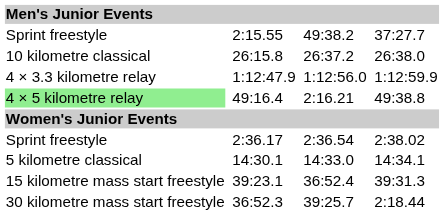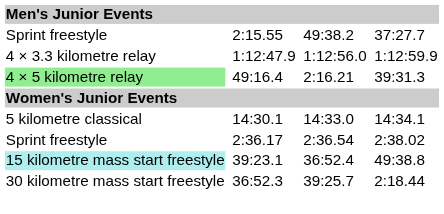- row: (258, 56)
(400, 98) 49:38.8 -> (400, 77) 39:31.3
rows swapped: (258, 139) <-> (258, 160)
(115, 181) no background -> (115, 160) paleturquoise background
(400, 181) 39:31.3 -> (400, 160) 49:38.8
